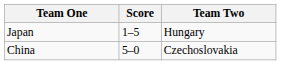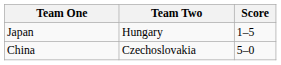columns swapped: (219, 13) <-> (140, 13)
